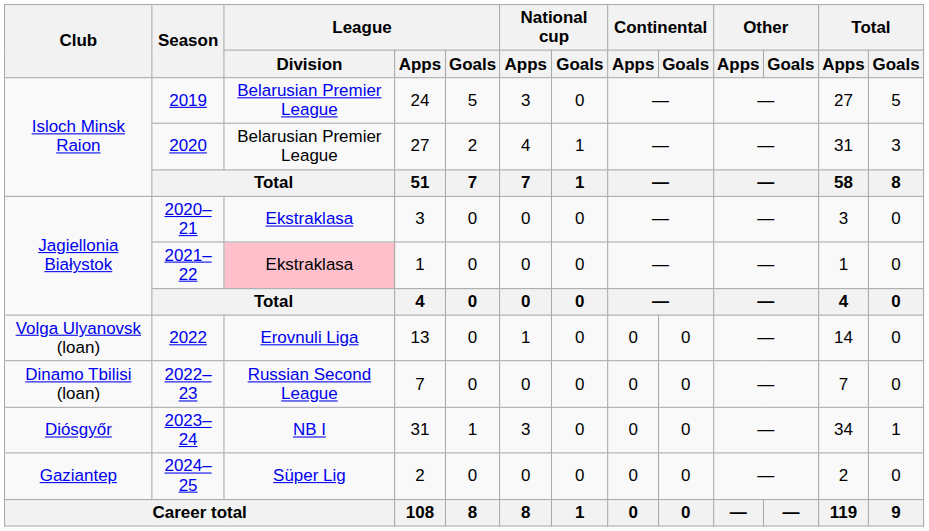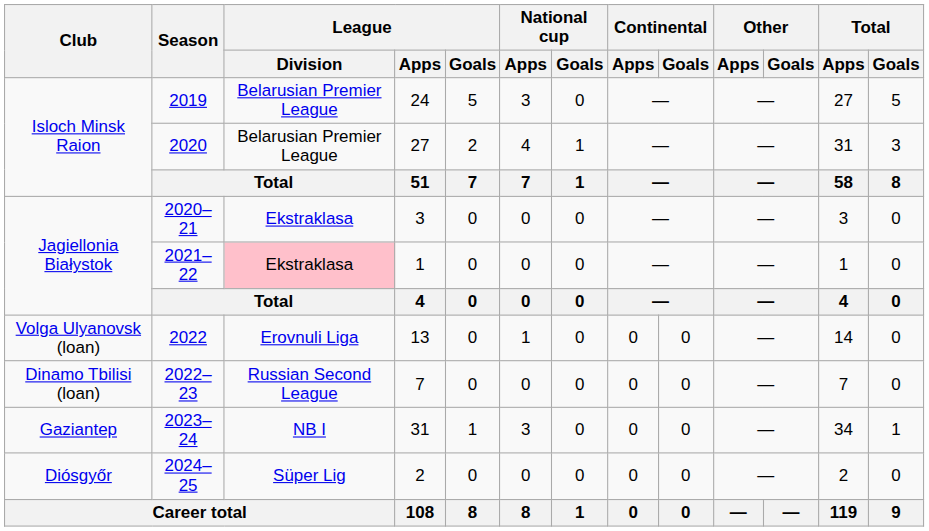(78, 430) Diósgyőr -> (78, 430) Gaziantep
(78, 476) Gaziantep -> (78, 476) Diósgyőr
